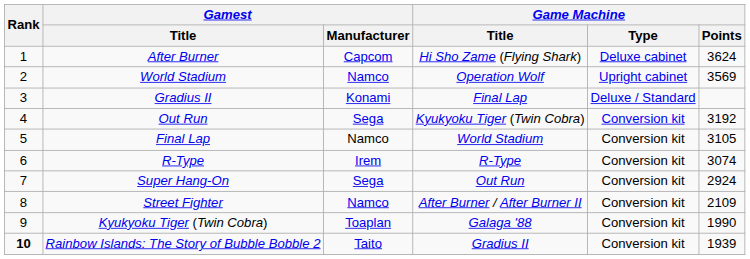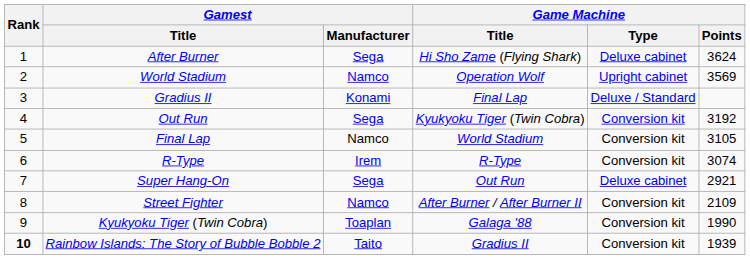(368, 56) Capcom -> (368, 56) Sega
(643, 181) Conversion kit -> (643, 181) Deluxe cabinet
(722, 181) 2924 -> (722, 181) 2921
